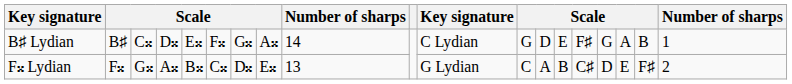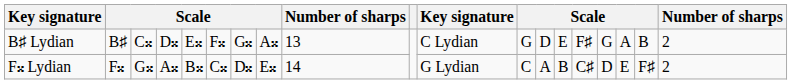(293, 41) 14 -> (293, 41) 13
(666, 41) 1 -> (666, 41) 2
(293, 66) 13 -> (293, 66) 14
